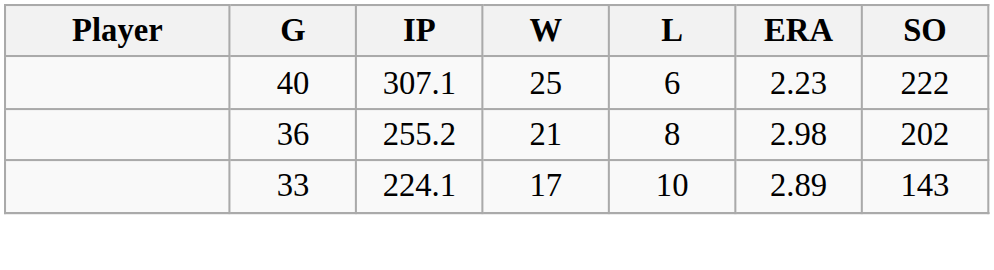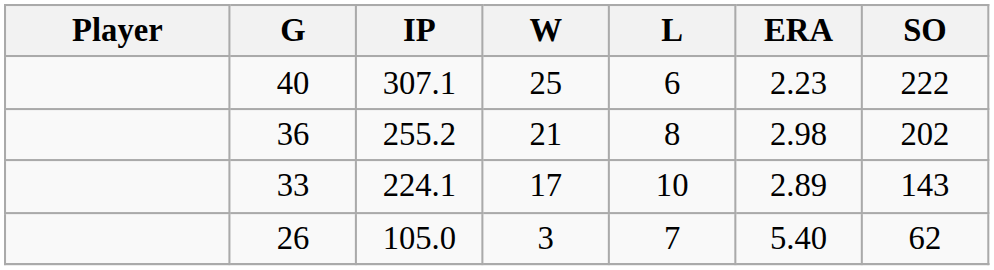+ row: (419, 237)
